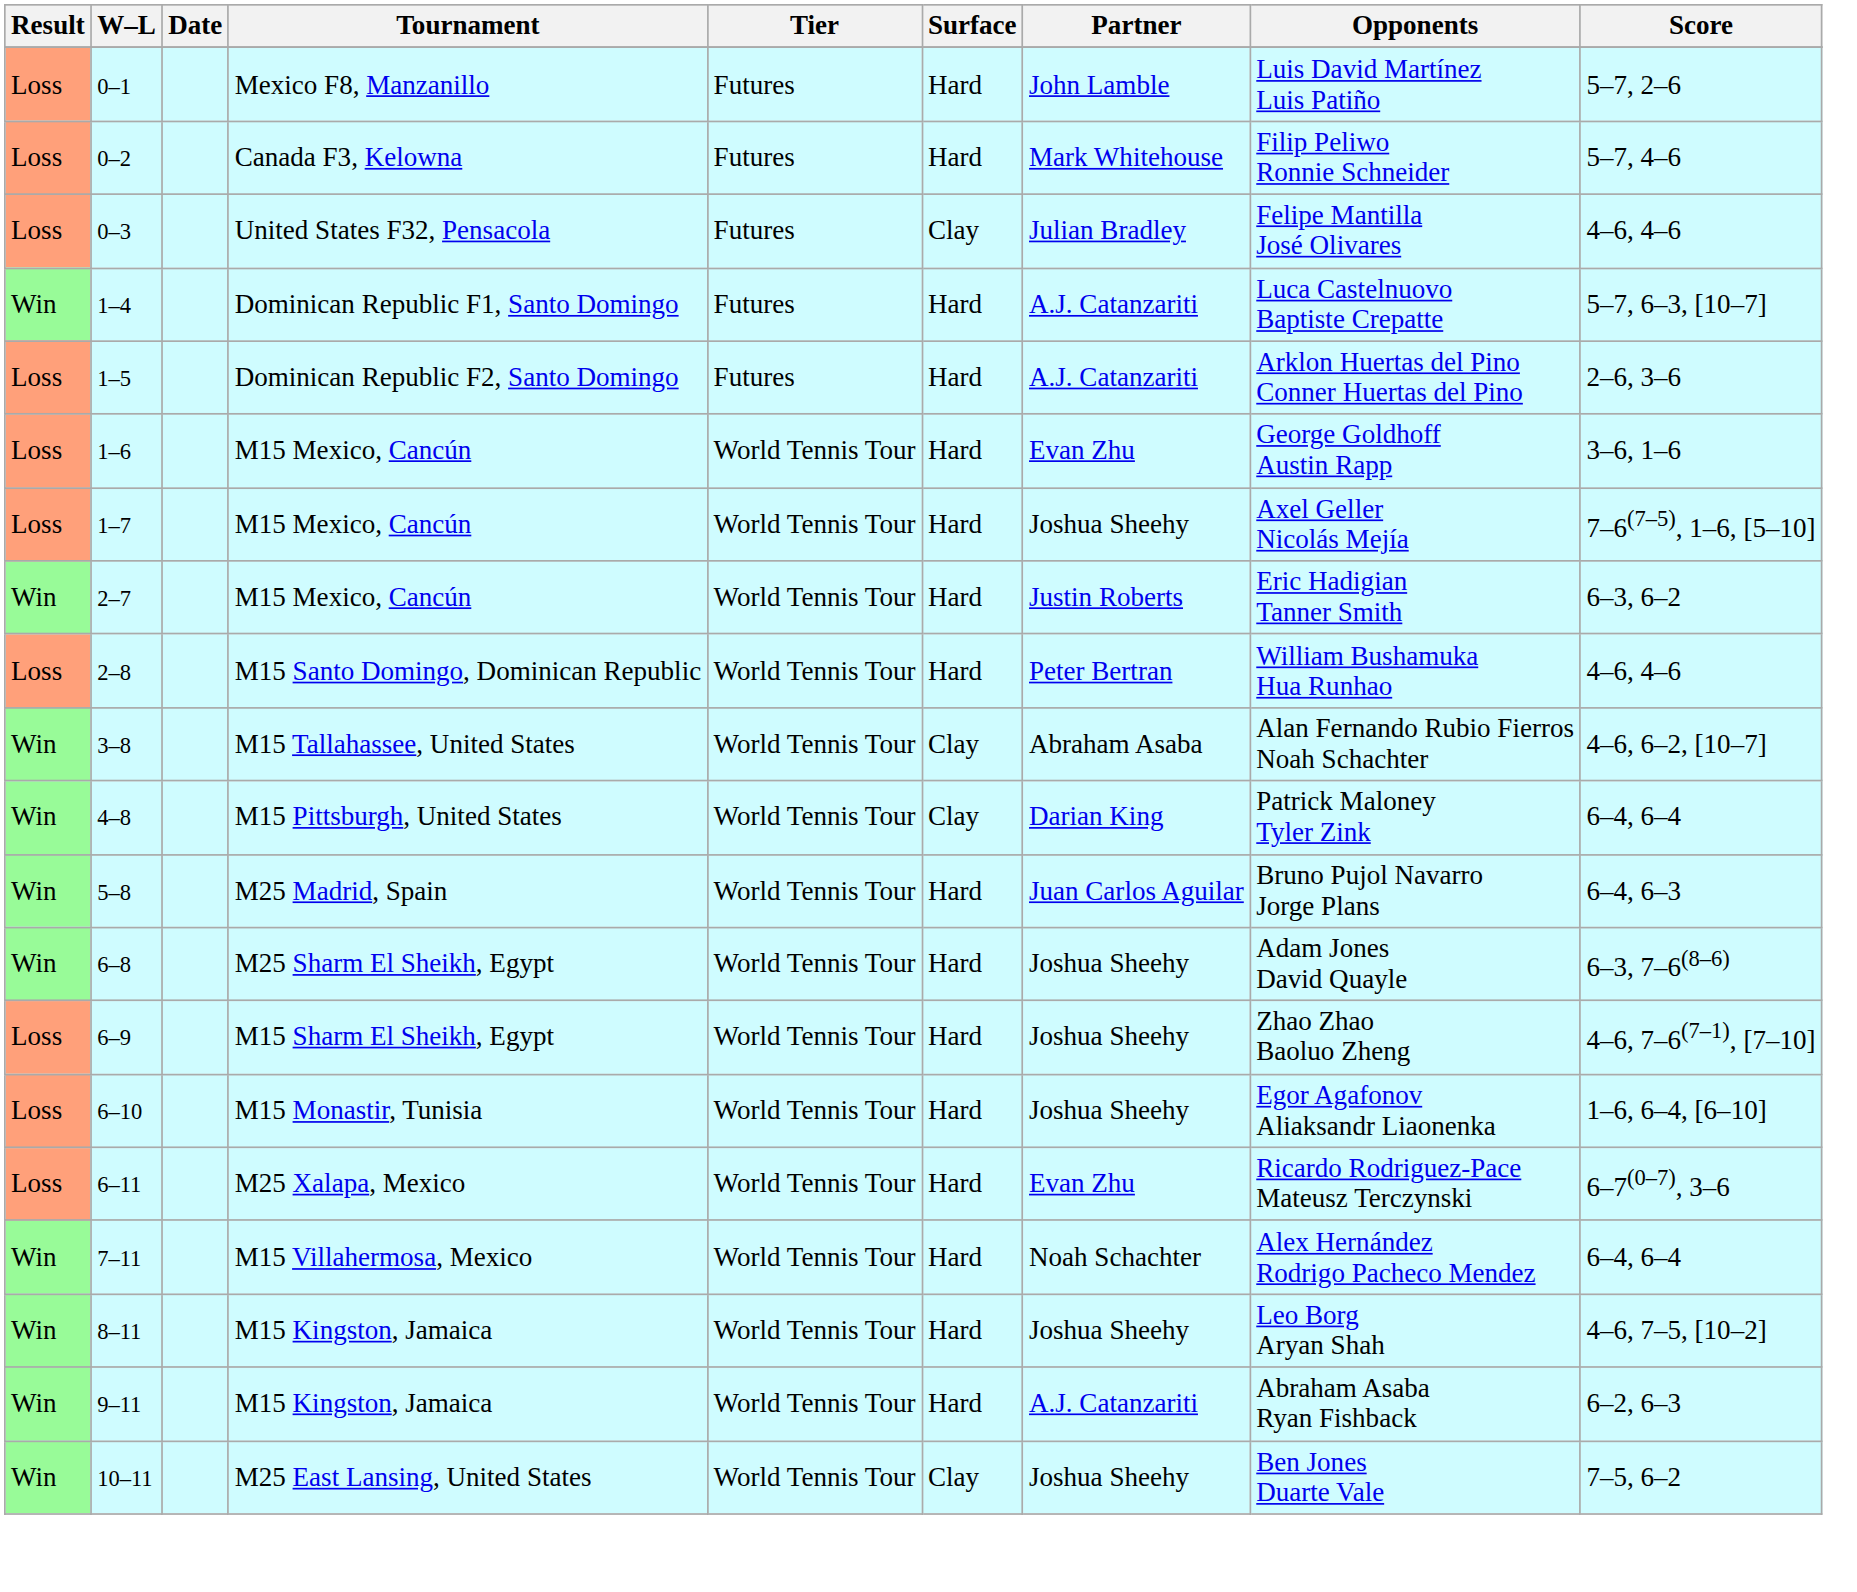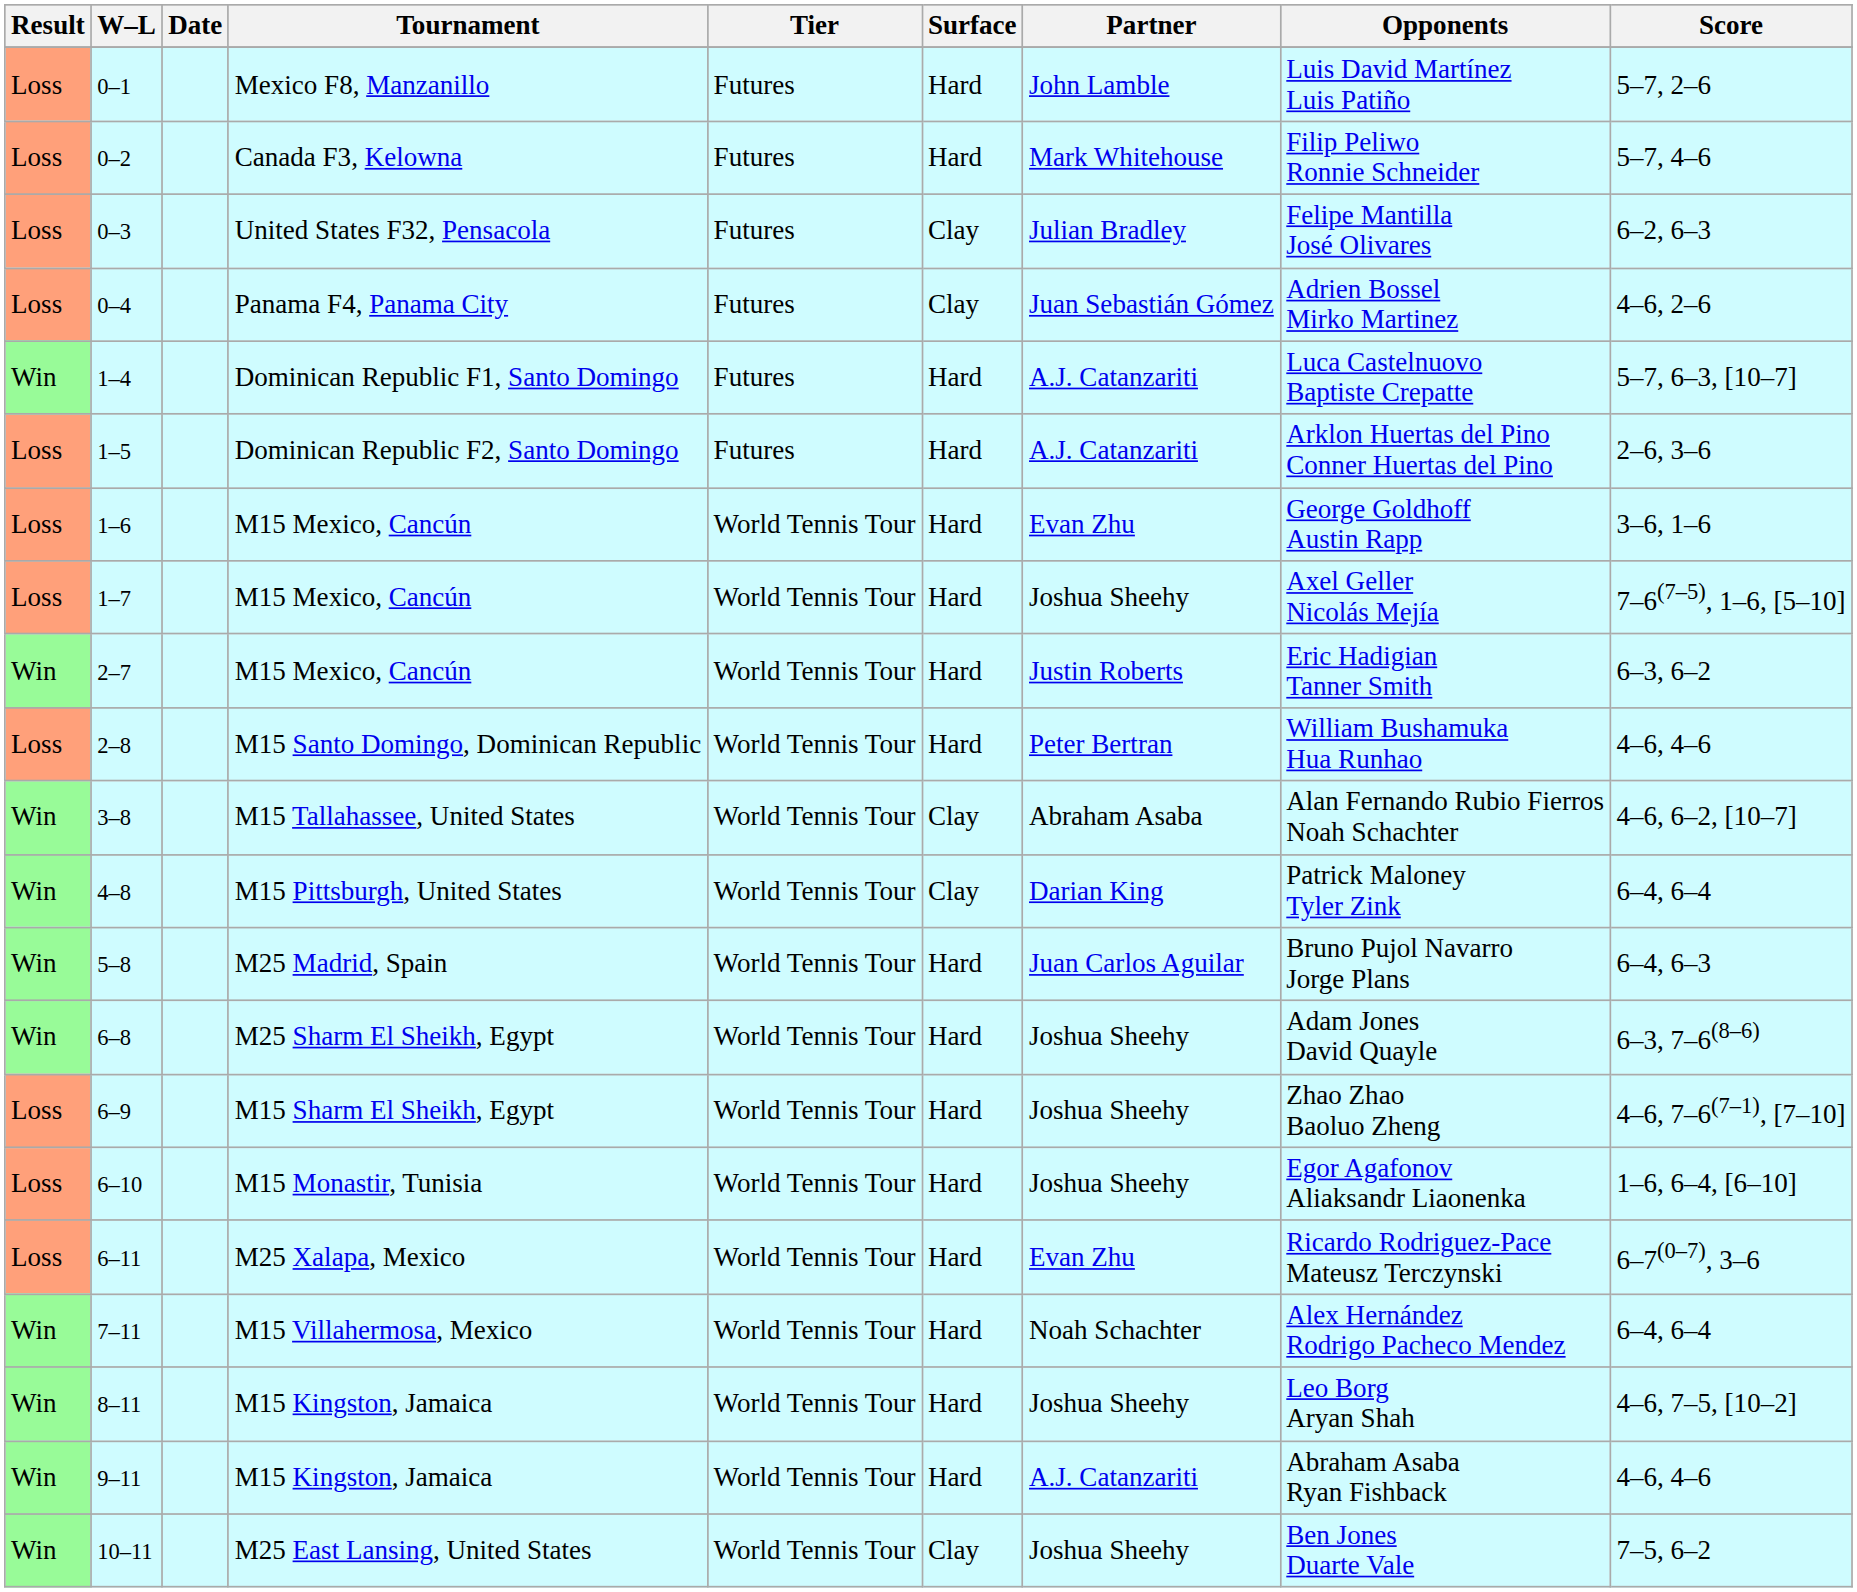(1634, 230) 4–6, 4–6 -> (1664, 230) 6–2, 6–3
+ row: (114, 305)
(1634, 1403) 6–2, 6–3 -> (1664, 1476) 4–6, 4–6
